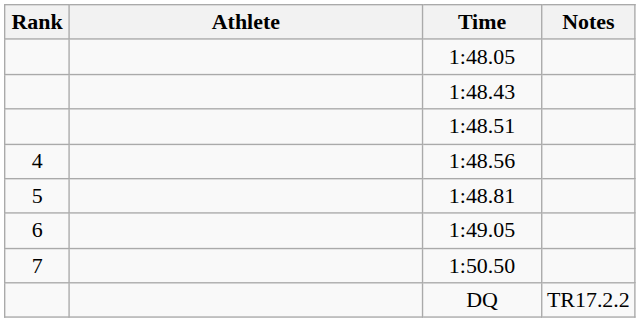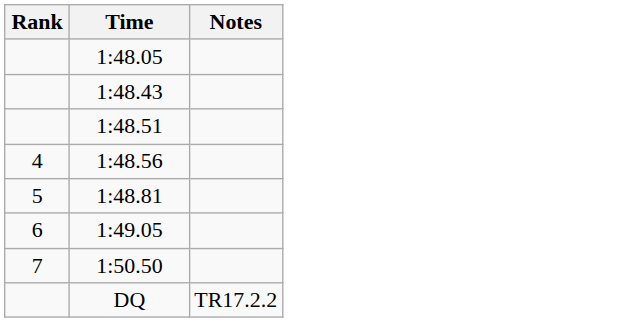- column: (246, 21)
